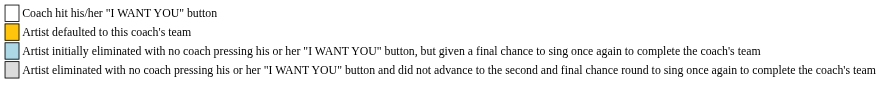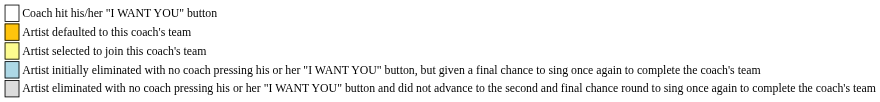+ row: (114, 51)
